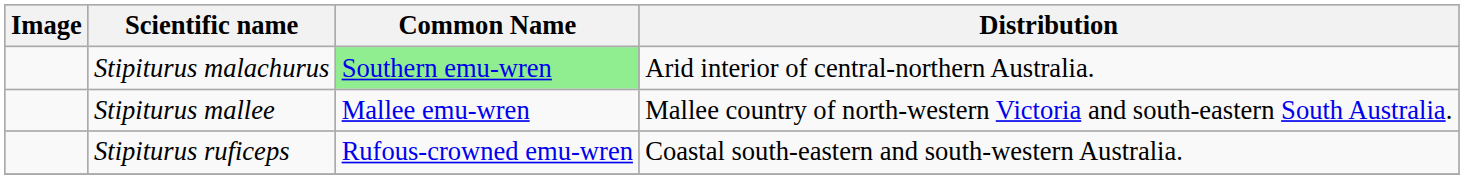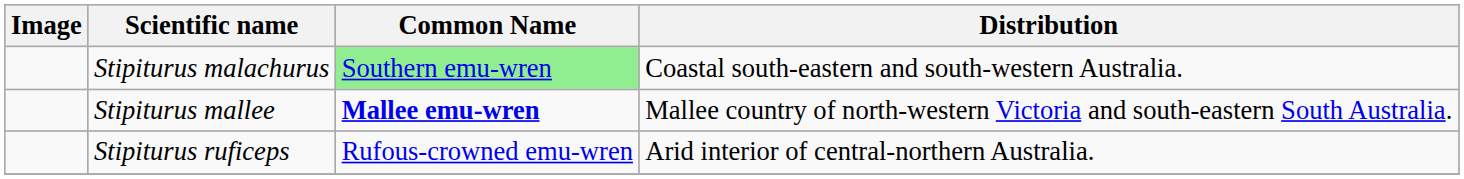(870, 67) Arid interior of central-northern Australia. -> (914, 67) Coastal south-eastern and south-western Australia.
(436, 109) normal -> (441, 109) bold
(914, 151) Coastal south-eastern and south-western Australia. -> (870, 151) Arid interior of central-northern Australia.
